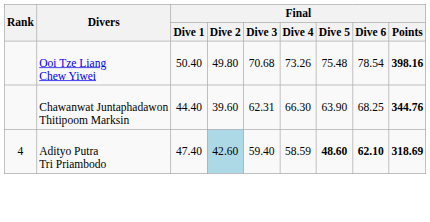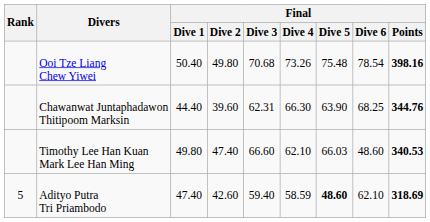+ row: (94, 157)
(20, 151) 4 -> (20, 195) 5
(225, 151) lightblue background -> (225, 195) no background
(371, 151) bold -> (371, 195) normal
